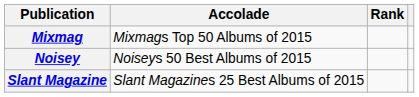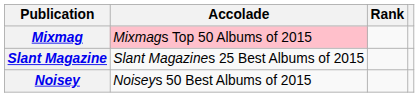(213, 37) no background -> (213, 37) pink background
rows swapped: (57, 59) <-> (57, 80)
